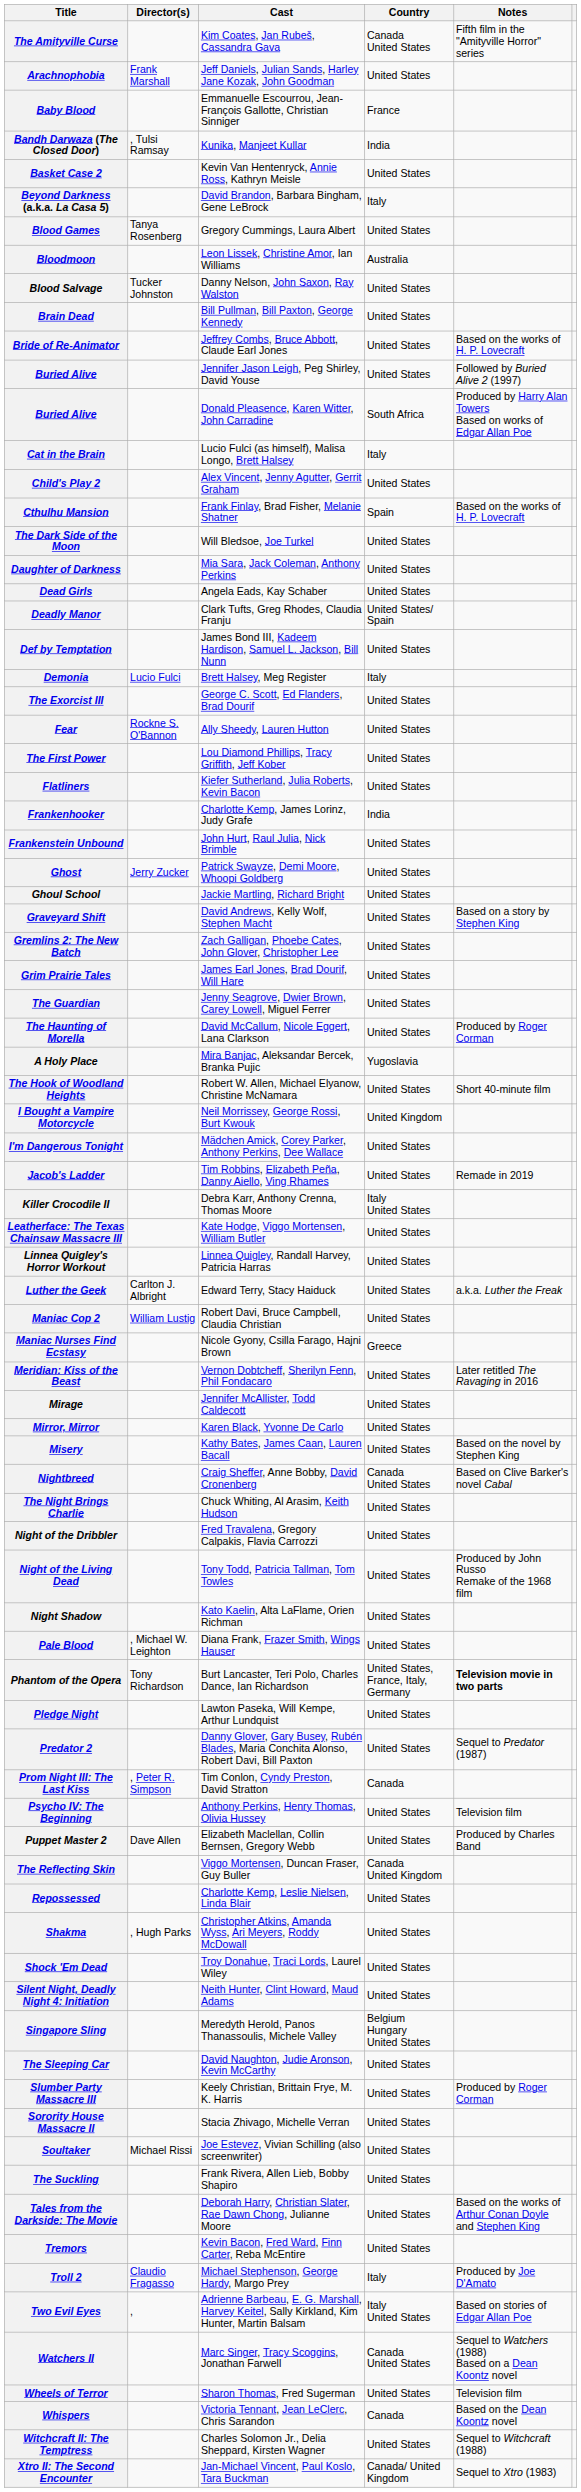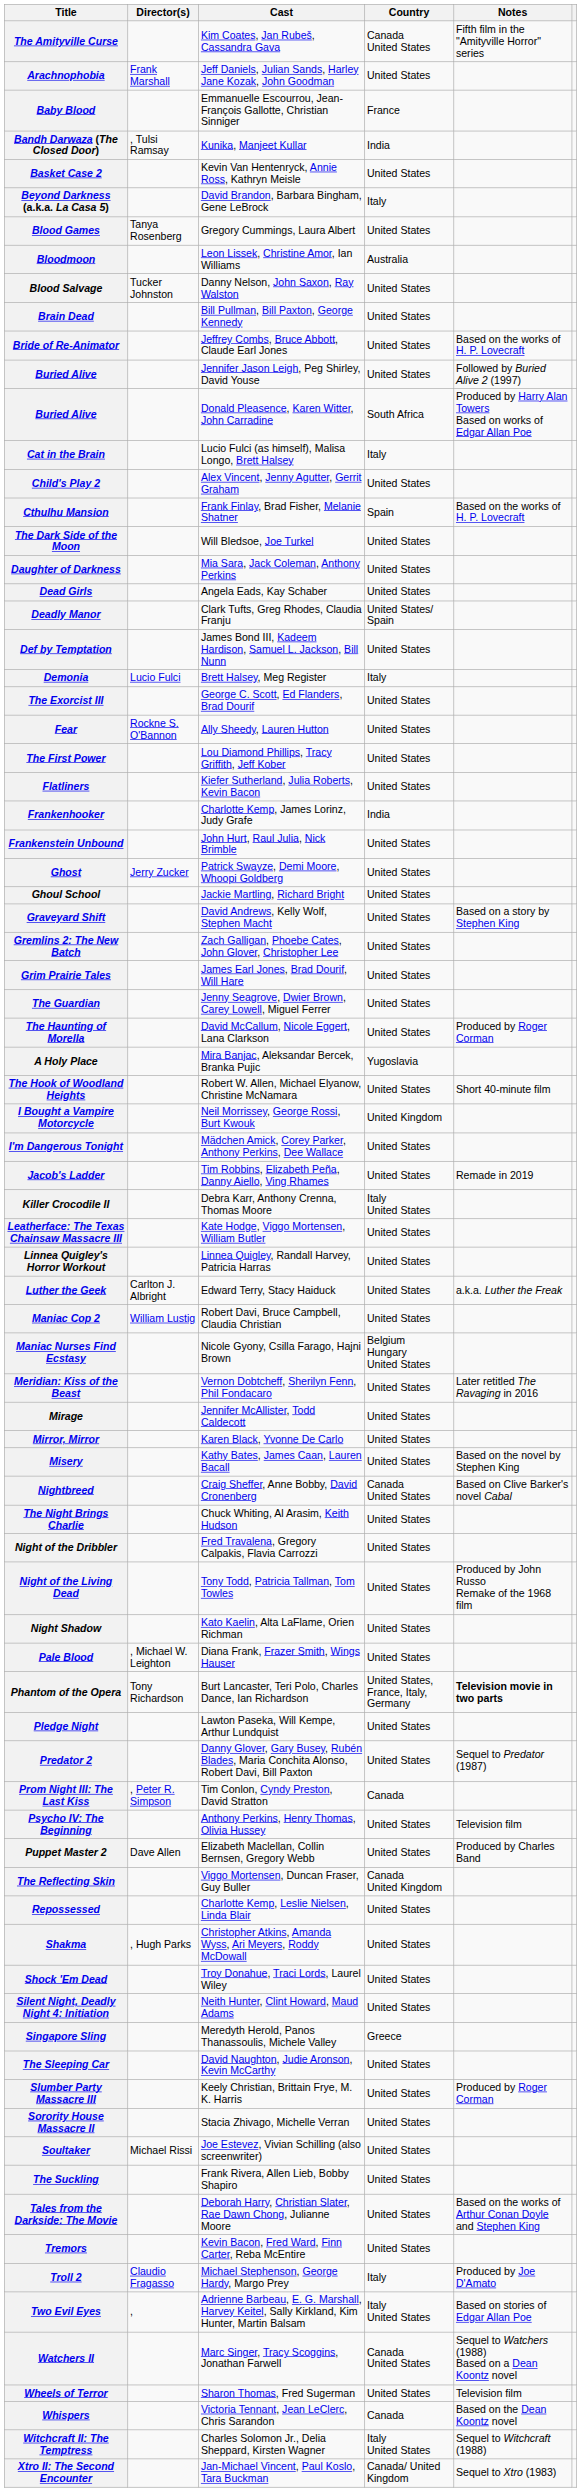(384, 1347) Greece -> (399, 1353) Belgium Hungary United States
(399, 2030) Belgium Hungary United States -> (384, 2036) Greece
(399, 2444) United States -> (399, 2444) Italy United States
